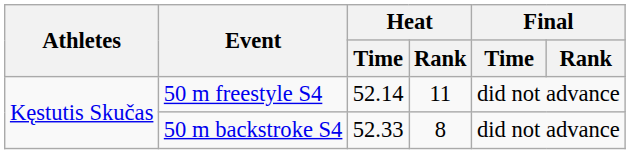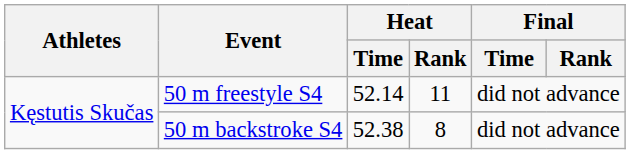(378, 129) 52.33 -> (378, 129) 52.38
